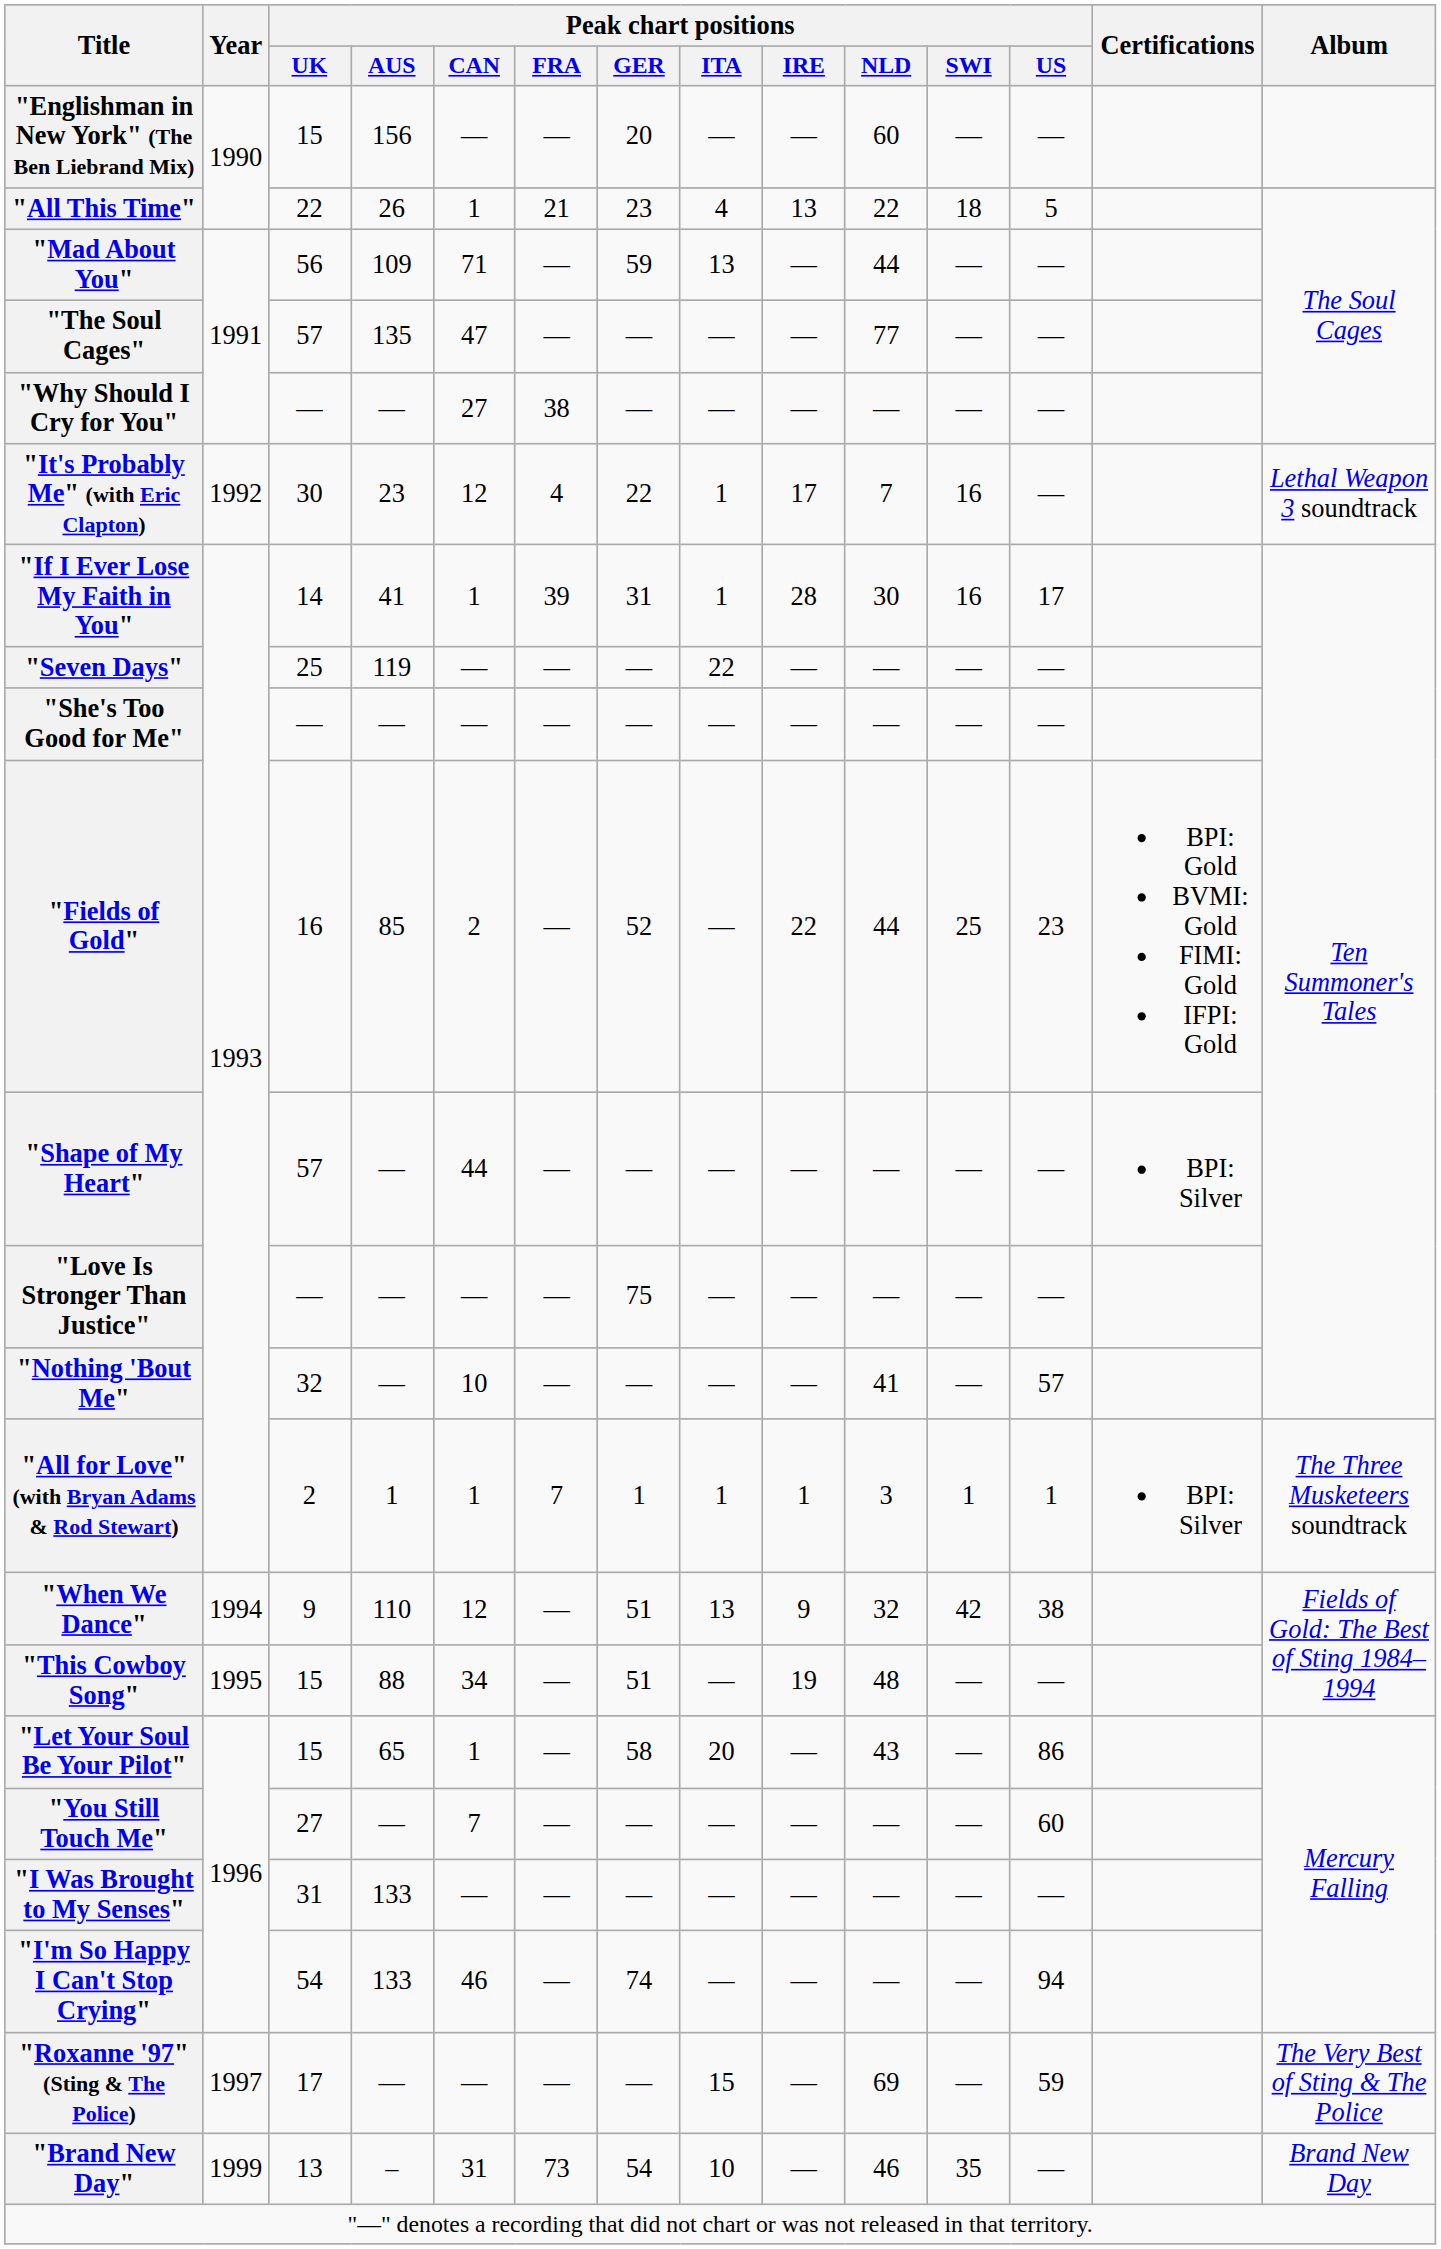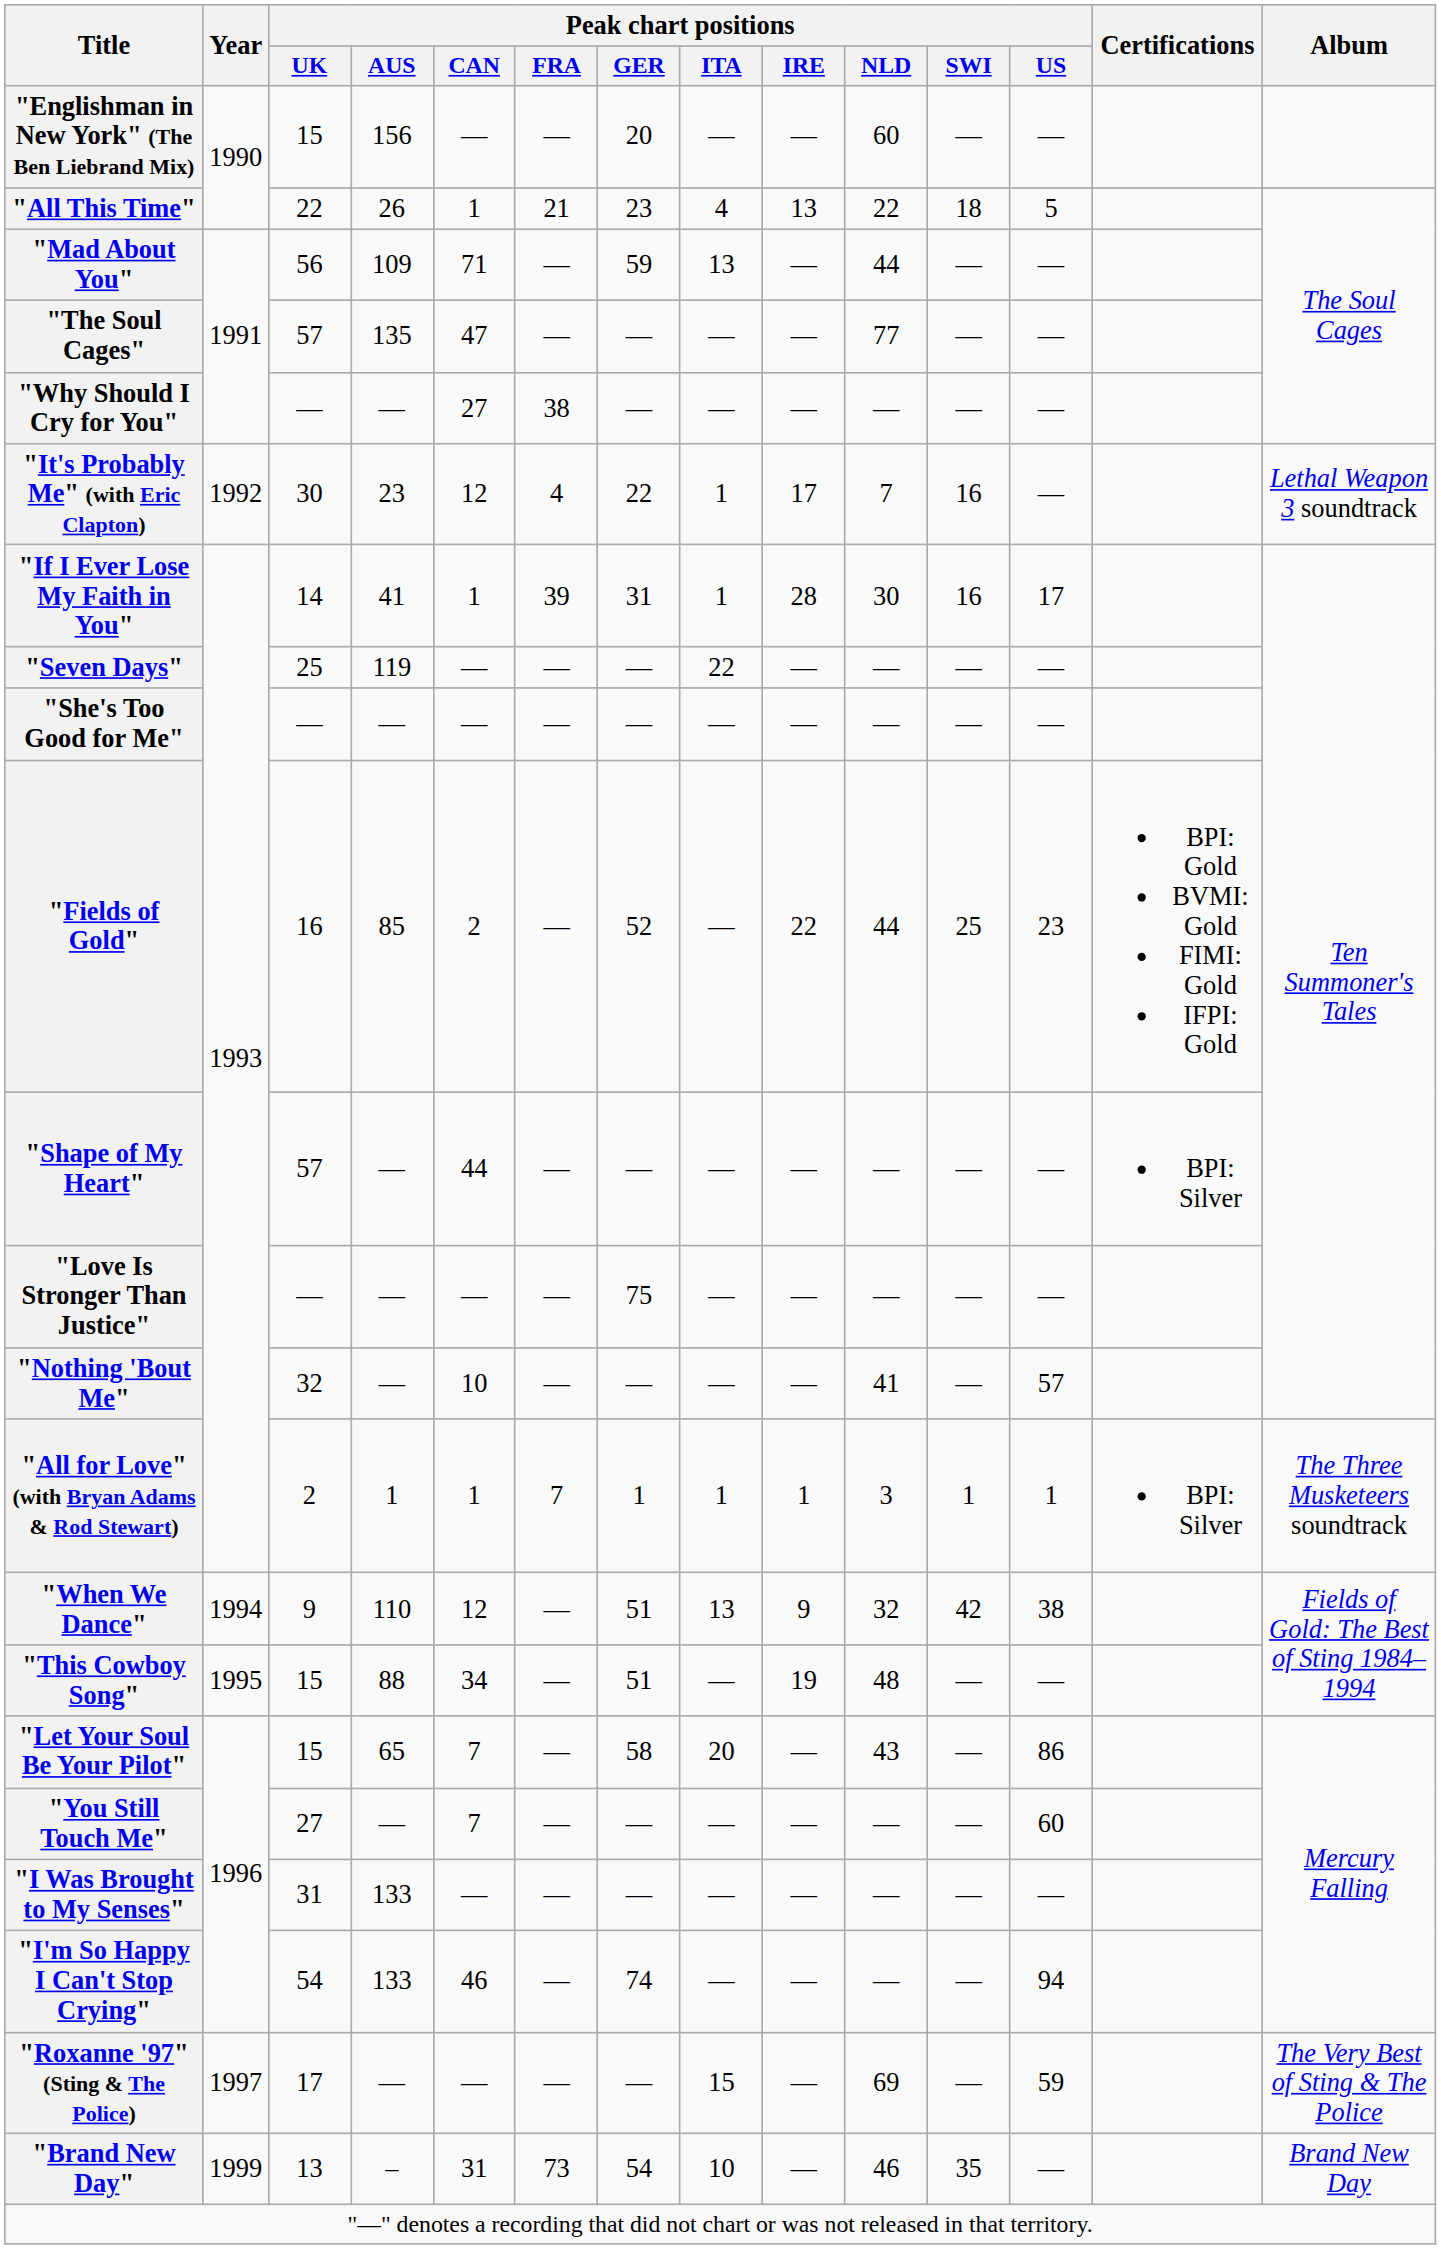(474, 1751) 1 -> (474, 1751) 7
